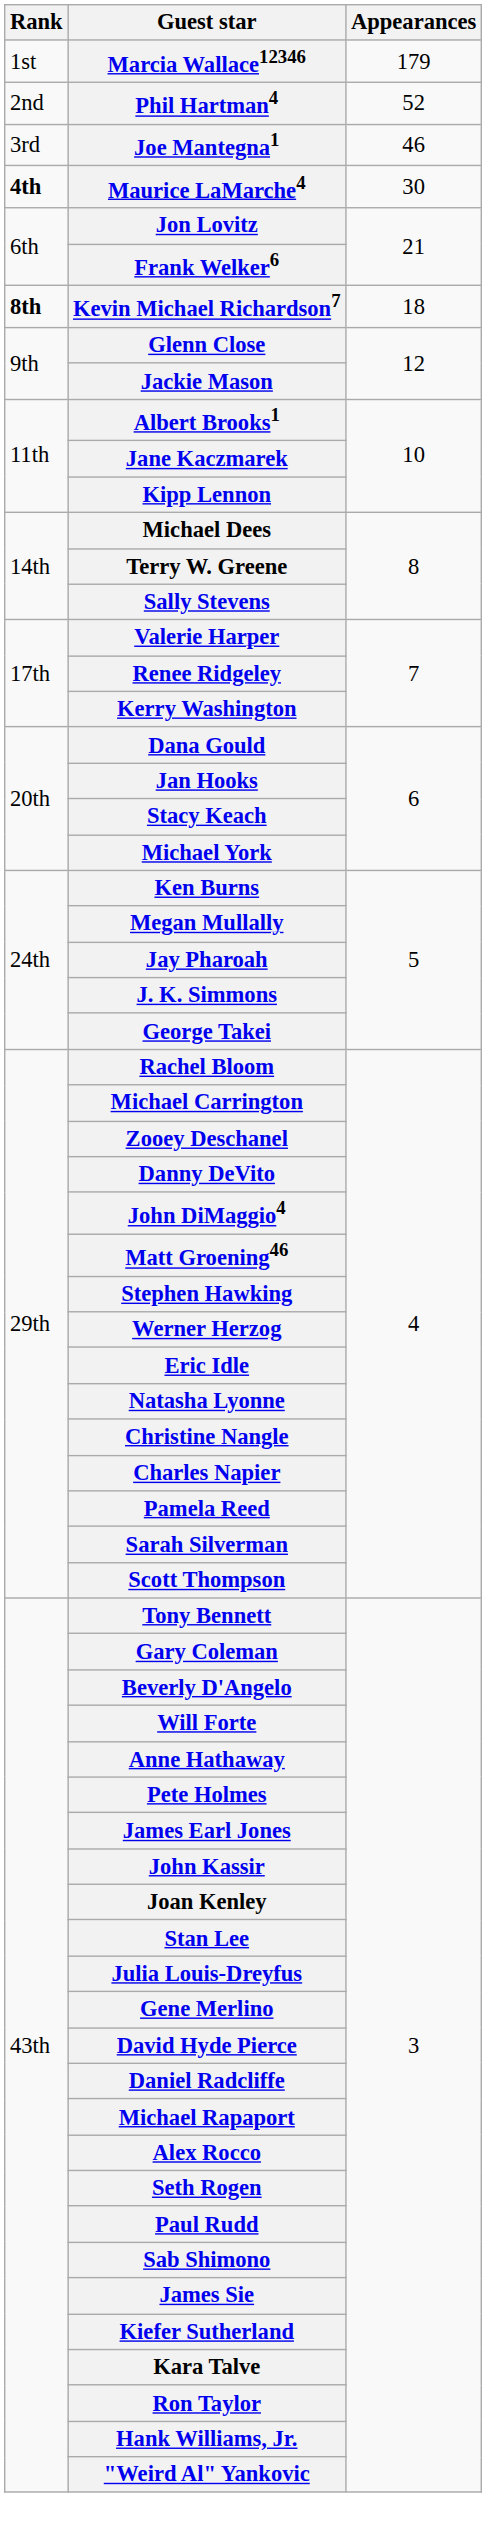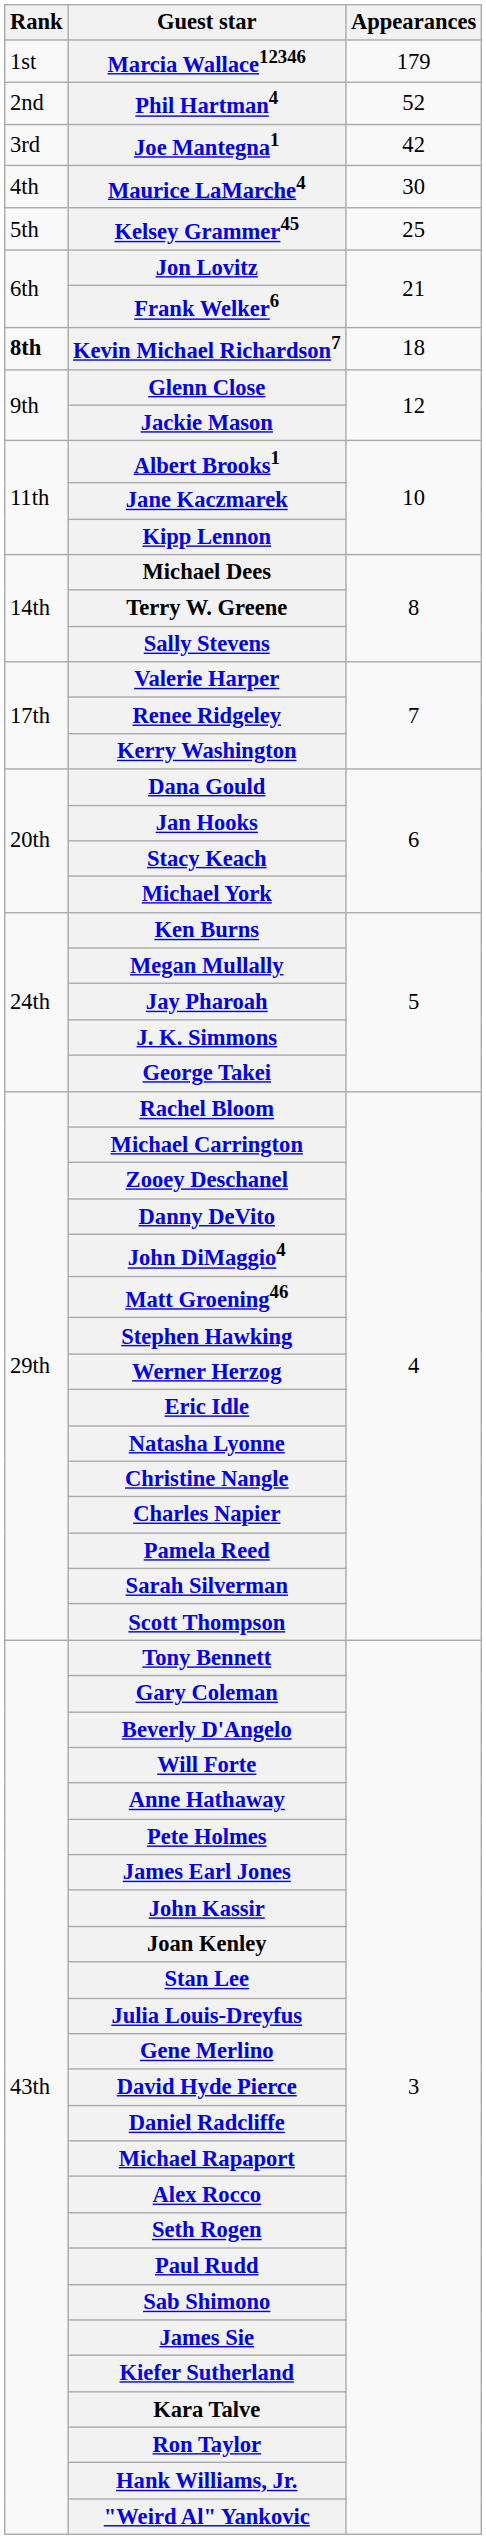(414, 144) 46 -> (414, 144) 42
(26, 186) bold -> (24, 186) normal
+ row: (207, 228)
